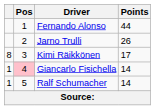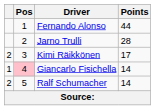(126, 40) 26 -> (126, 40) 28
(9, 54) 8 -> (9, 54) 2
(9, 83) 1 -> (9, 83) 2
